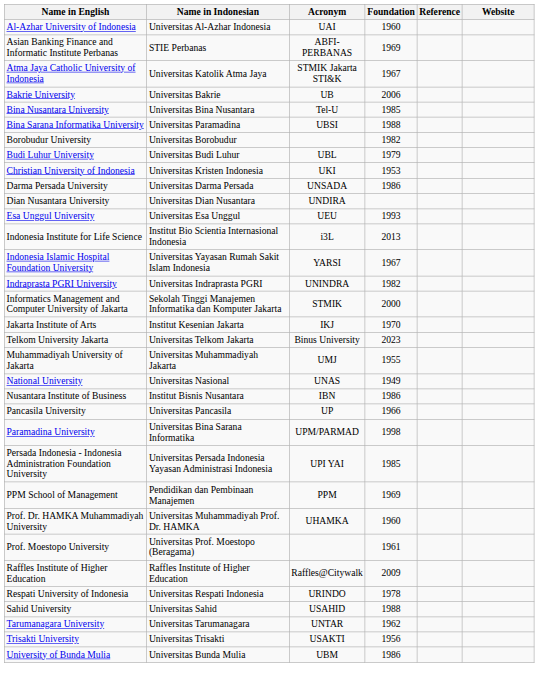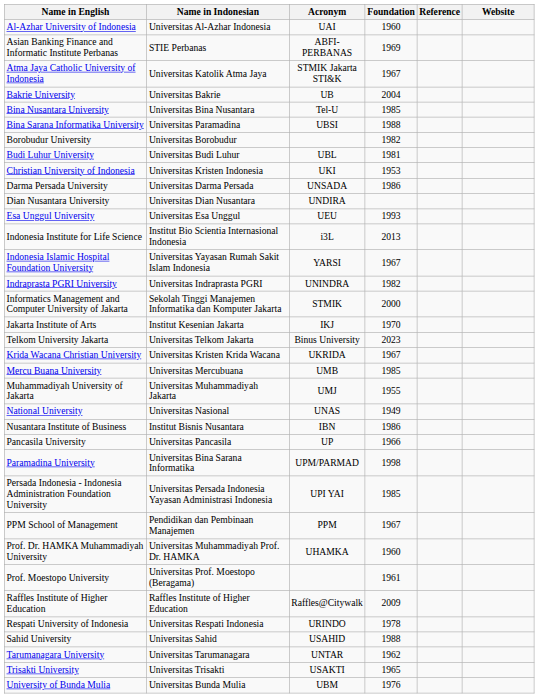(391, 94) 2006 -> (391, 94) 2004
(391, 155) 1979 -> (391, 155) 1981
+ row: (74, 355)
+ row: (54, 370)
(391, 495) 1969 -> (391, 525) 1967
(391, 639) 1956 -> (391, 670) 1965
(391, 654) 1986 -> (391, 685) 1976
